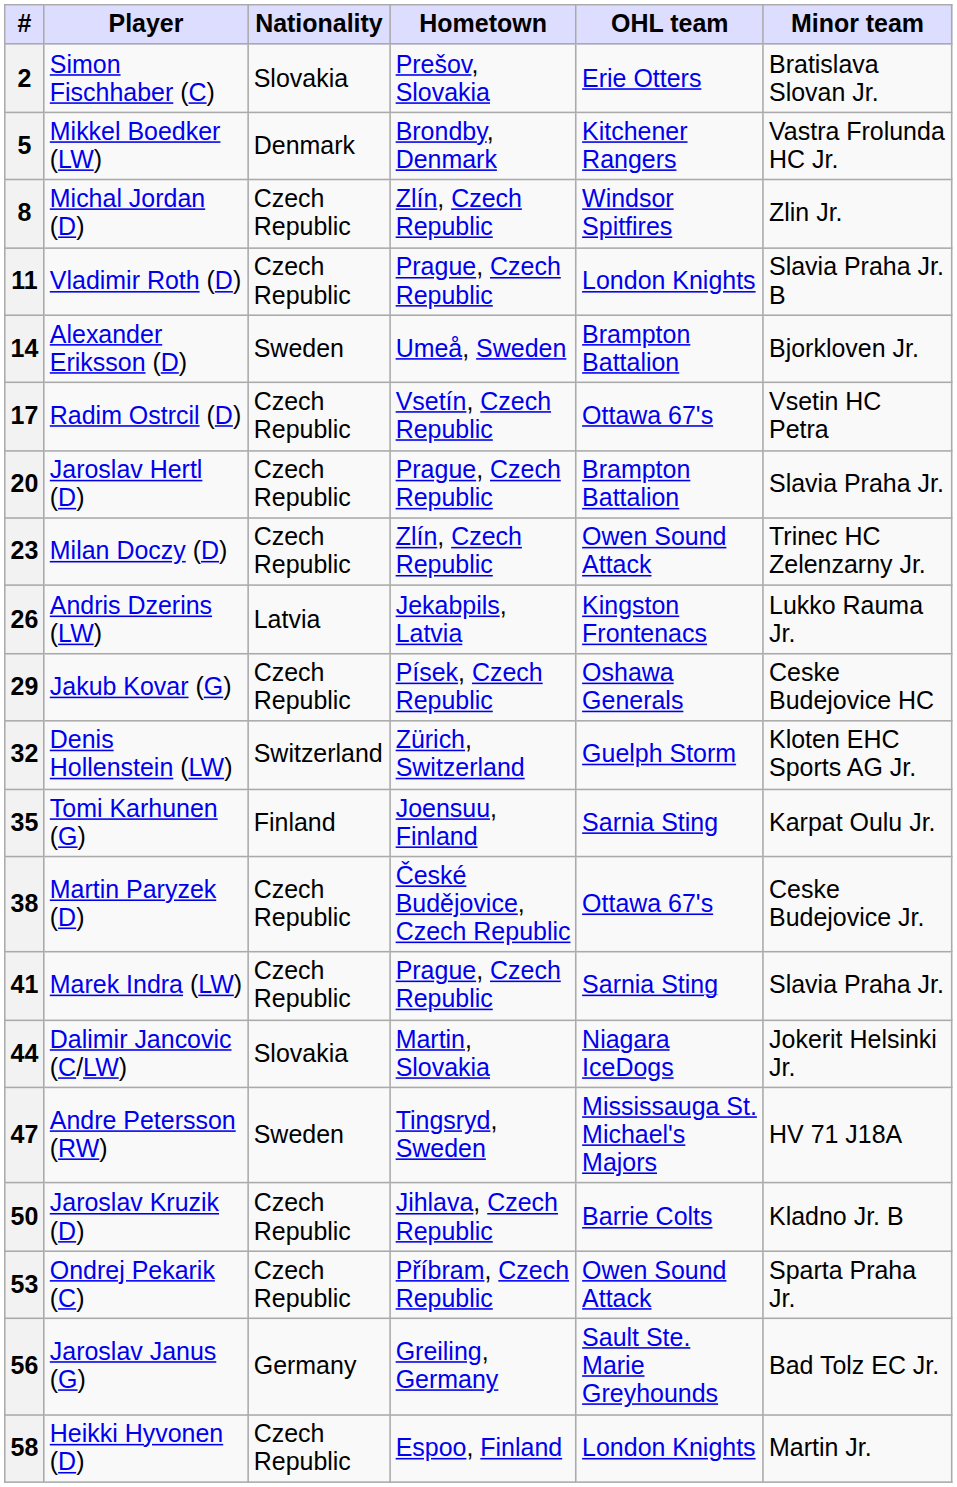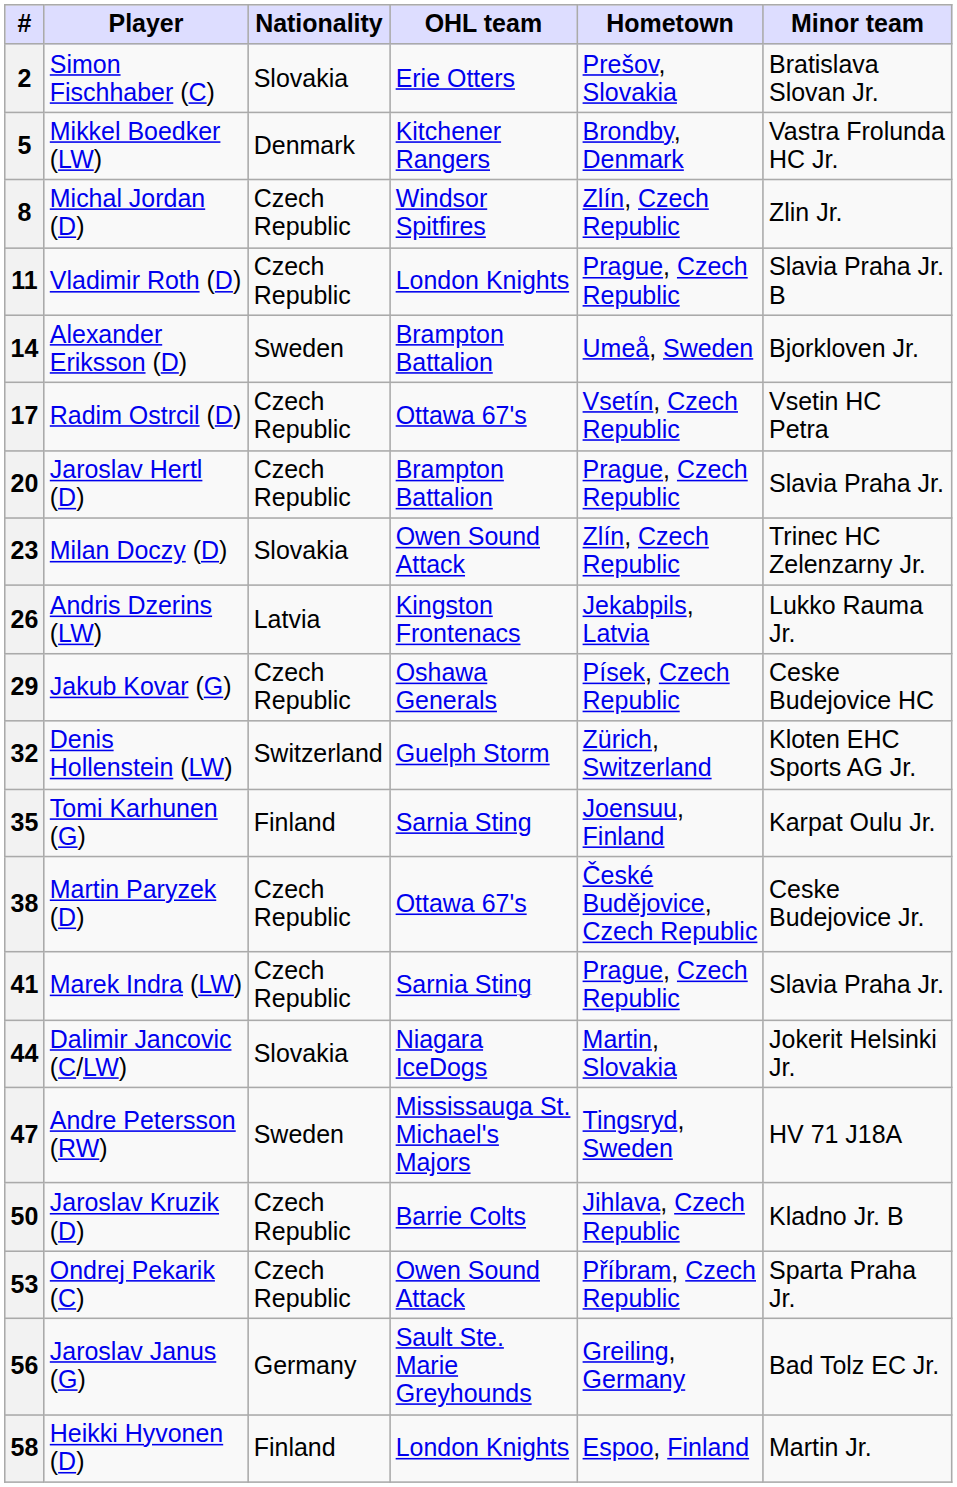columns swapped: (670, 24) <-> (483, 24)
(302, 551) Czech Republic -> (301, 551) Slovakia
(302, 1447) Czech Republic -> (295, 1447) Finland
